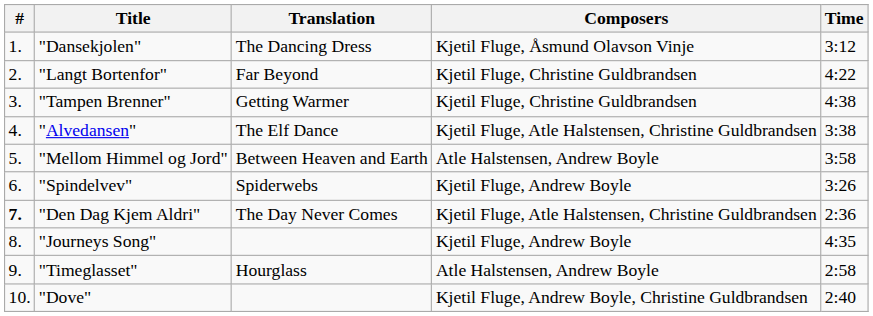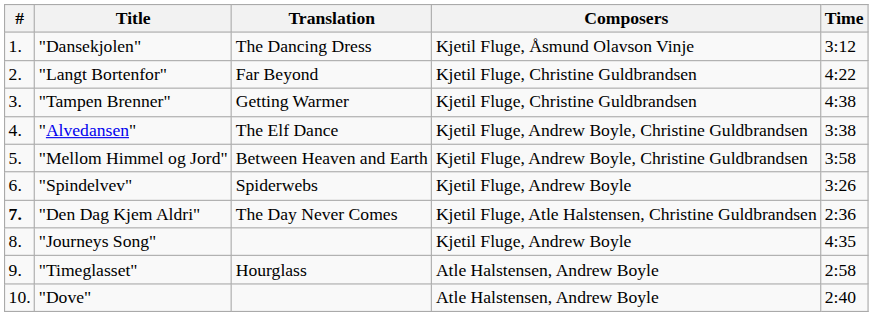(626, 130) Kjetil Fluge, Atle Halstensen, Christine Guldbrandsen -> (622, 130) Kjetil Fluge, Andrew Boyle, Christine Guldbrandsen
(547, 158) Atle Halstensen, Andrew Boyle -> (622, 158) Kjetil Fluge, Andrew Boyle, Christine Guldbrandsen
(622, 297) Kjetil Fluge, Andrew Boyle, Christine Guldbrandsen -> (547, 297) Atle Halstensen, Andrew Boyle
